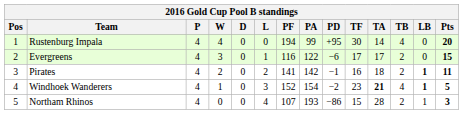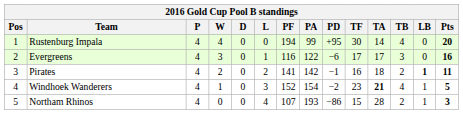(402, 57) 2 -> (402, 57) 3
(447, 57) 15 -> (447, 57) 16
(425, 87) bold -> (425, 87) normal
